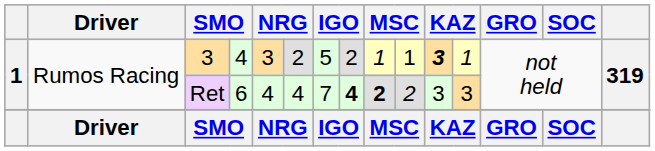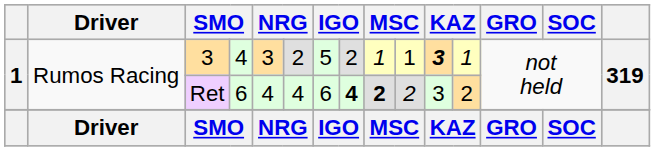(326, 92) 7 -> (326, 92) 6
(467, 92) 3 -> (467, 92) 2
